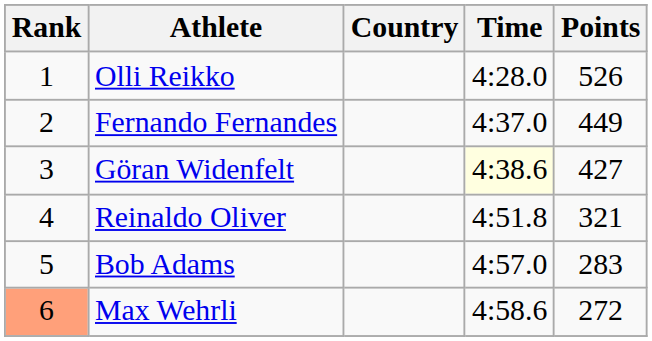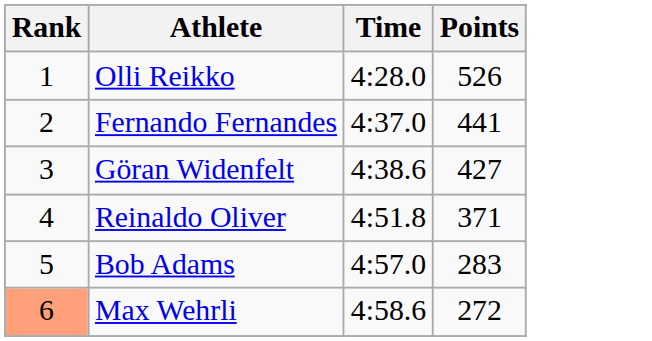- column: (405, 28)
(601, 122) 449 -> (479, 122) 441
(510, 169) lightyellow background -> (388, 169) no background
(601, 216) 321 -> (479, 216) 371
